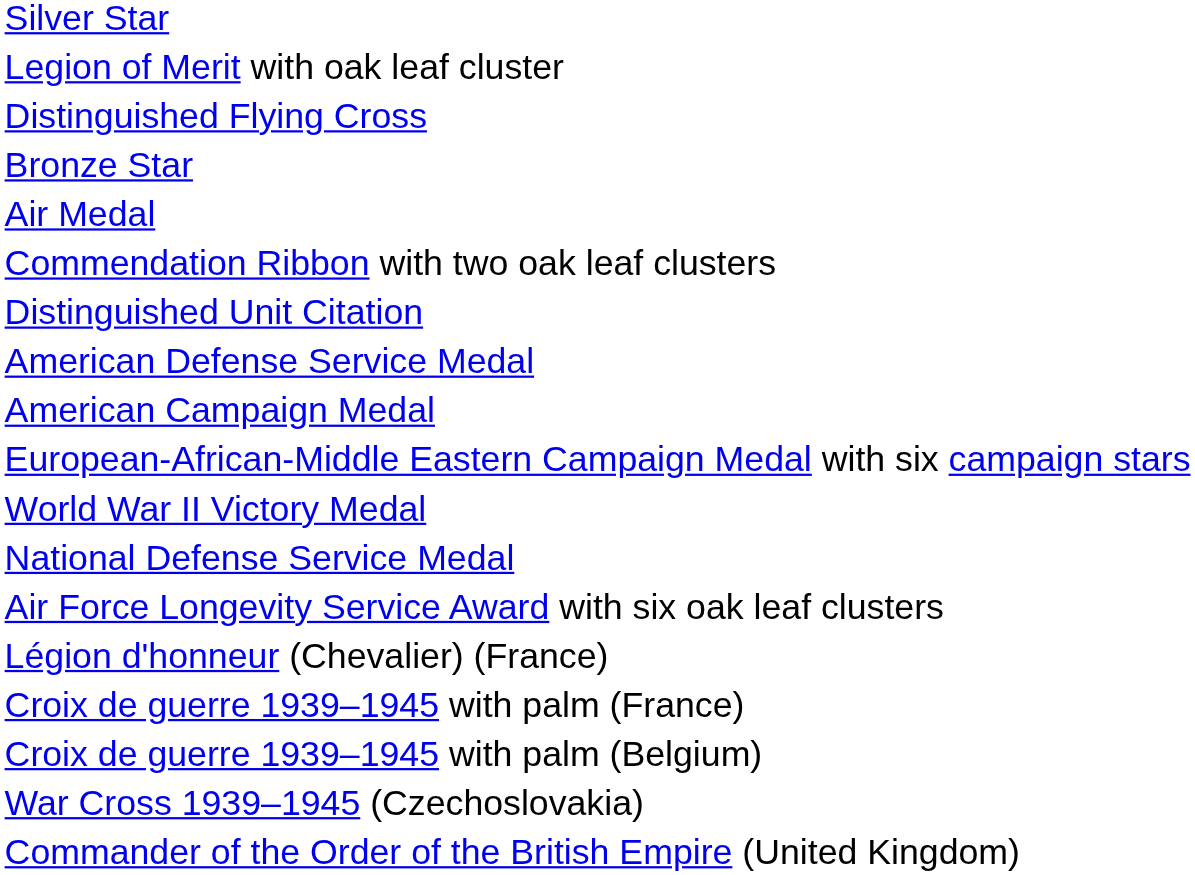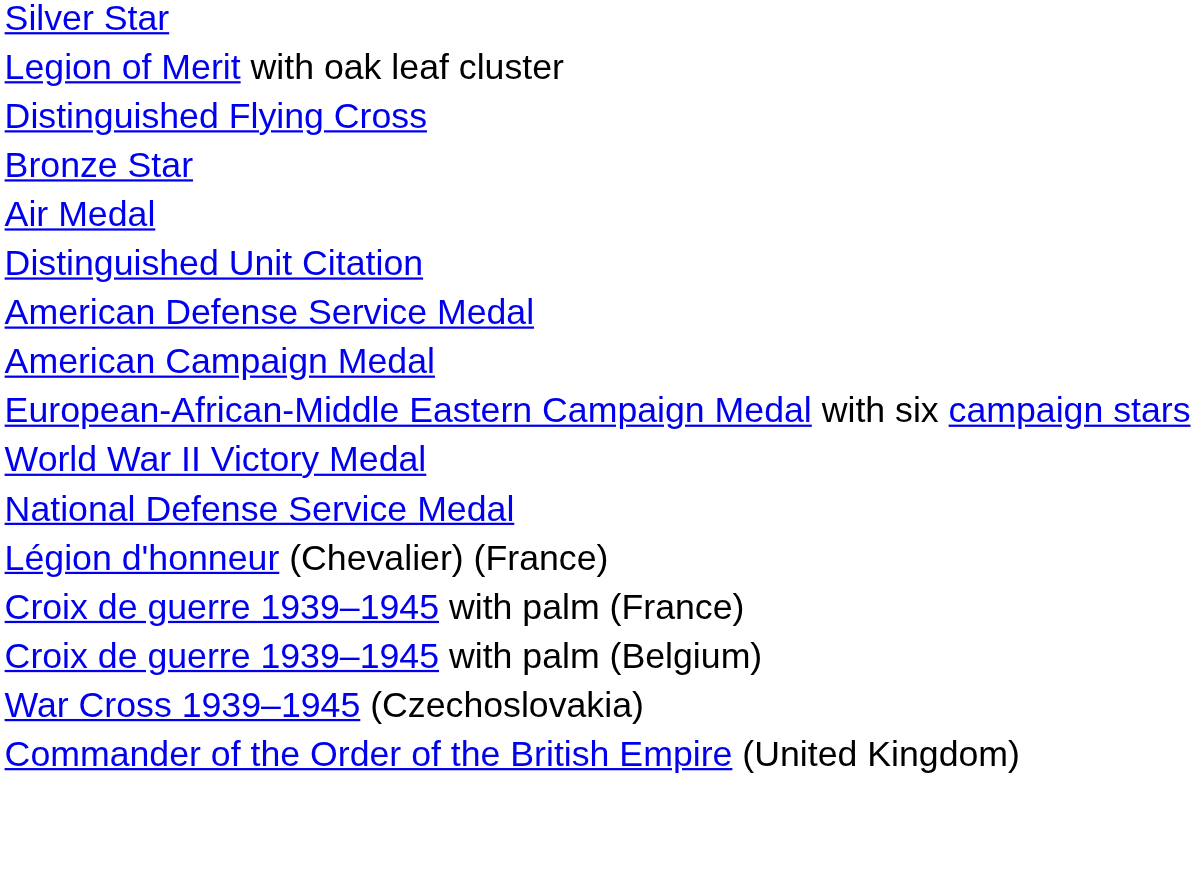- row: (390, 263)
- row: (474, 606)
